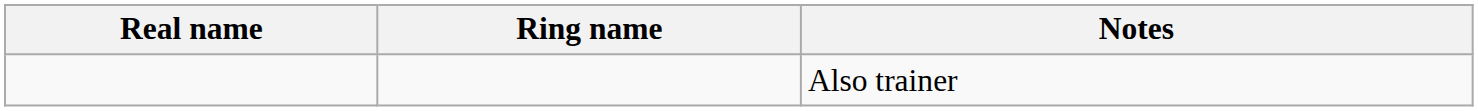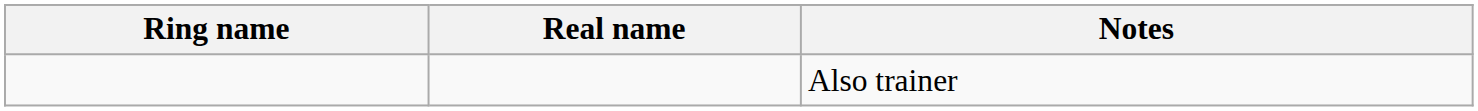columns swapped: (589, 29) <-> (191, 29)
